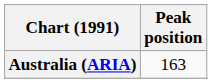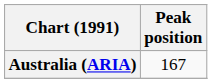(173, 64) 163 -> (173, 64) 167
